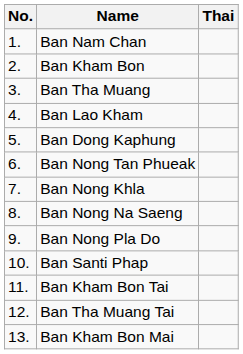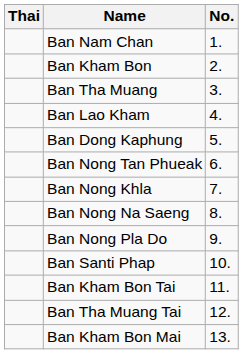columns swapped: (21, 16) <-> (218, 16)
